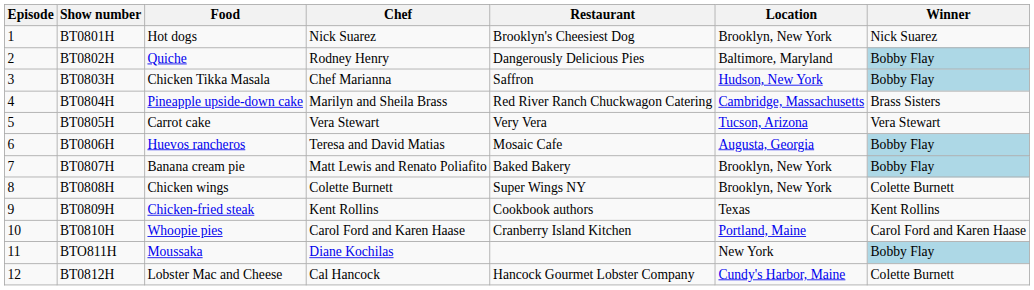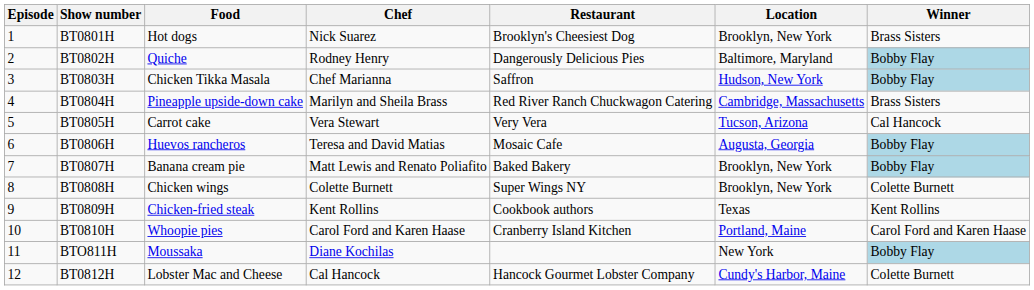(904, 36) Nick Suarez -> (905, 36) Brass Sisters
(905, 123) Vera Stewart -> (906, 123) Cal Hancock
